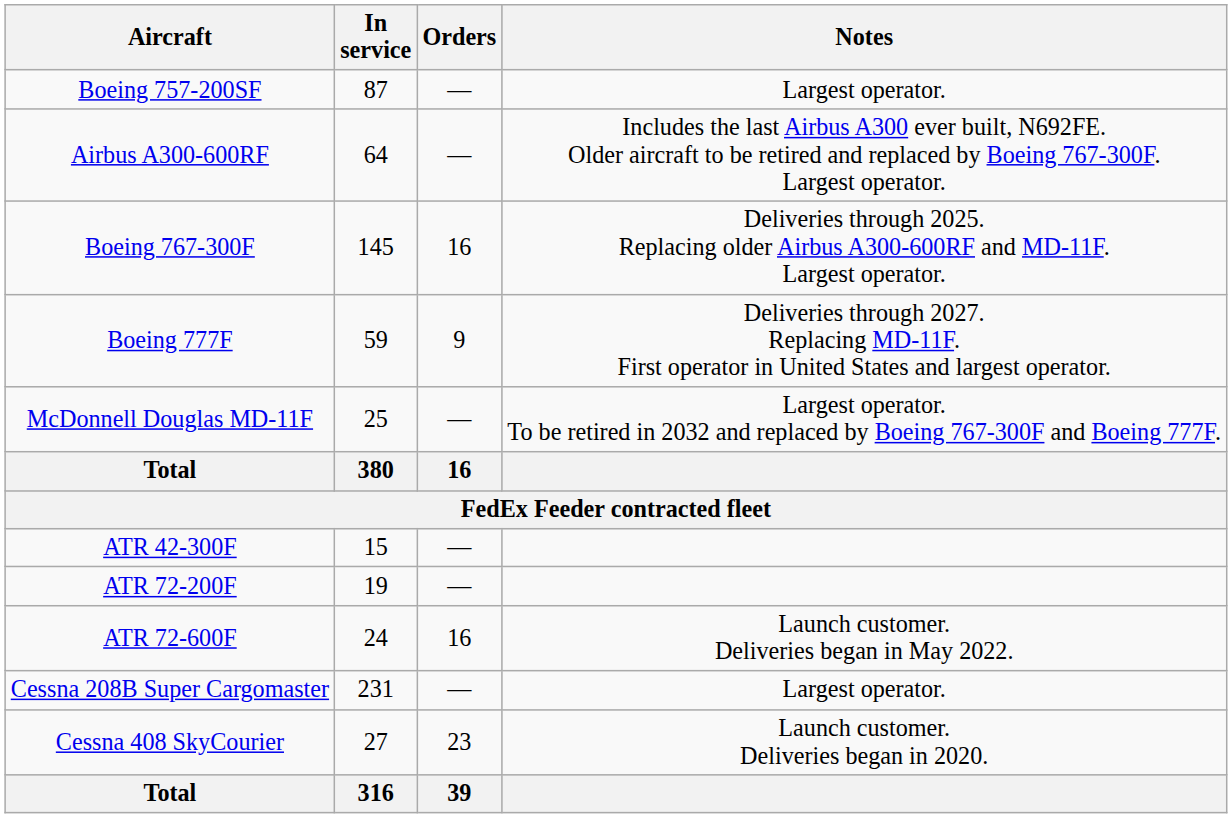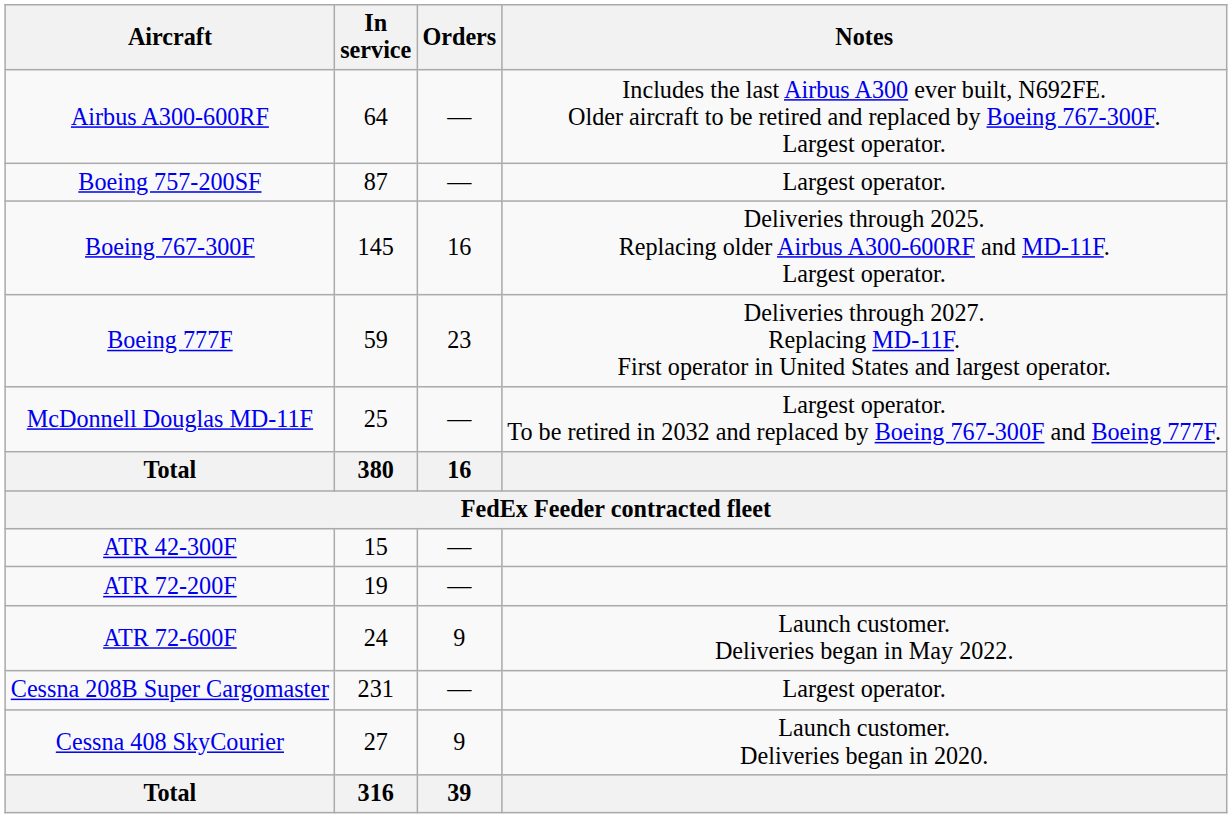rows swapped: (170, 154) <-> (170, 89)
(459, 340) 9 -> (459, 340) 23
(459, 637) 16 -> (459, 637) 9
(459, 741) 23 -> (459, 741) 9
